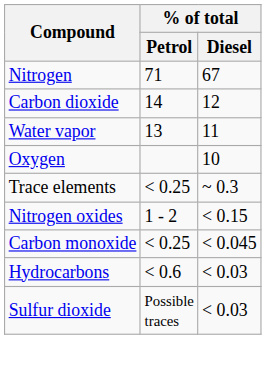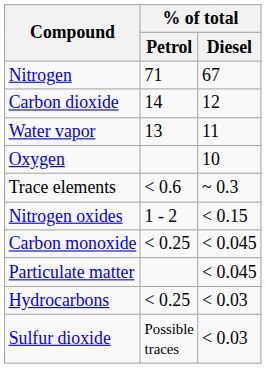(167, 187) < 0.25 -> (163, 187) < 0.6
+ row: (72, 272)
(163, 272) < 0.6 -> (167, 300) < 0.25
